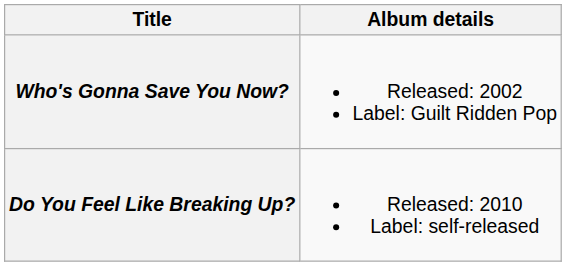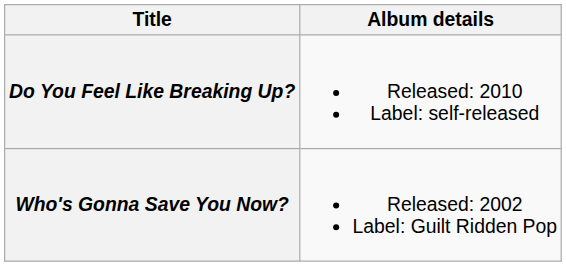rows swapped: (152, 91) <-> (152, 204)
